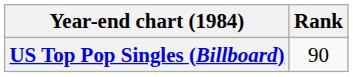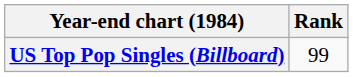(319, 54) 90 -> (319, 54) 99
